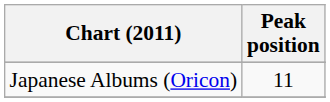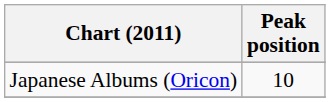(283, 79) 11 -> (283, 79) 10
